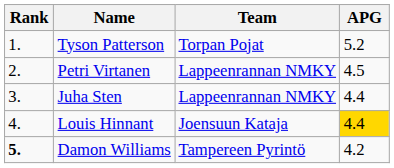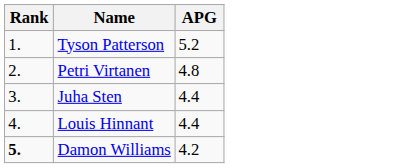- column: (257, 17)
(354, 70) 4.5 -> (189, 70) 4.8
(354, 123) gold background -> (189, 123) no background
